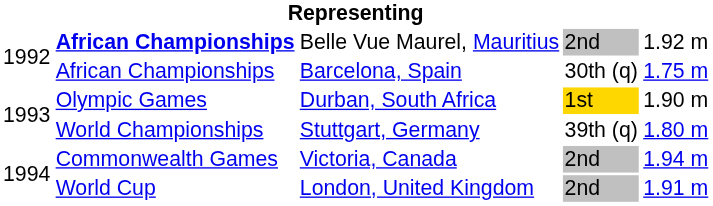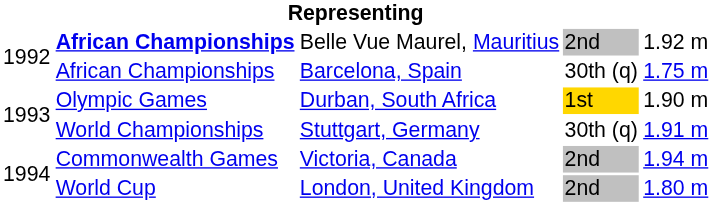(601, 129) 39th (q) -> (601, 129) 30th (q)
(676, 129) 1.80 m -> (676, 129) 1.91 m
(676, 188) 1.91 m -> (676, 188) 1.80 m
